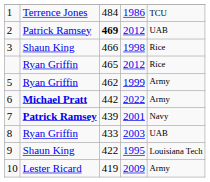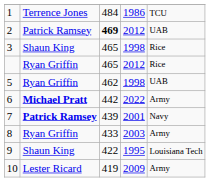(110, 47) 466 -> (110, 47) 465
(134, 82) 1999 -> (134, 82) 1998
(160, 82) Army -> (159, 82) UAB
(159, 133) UAB -> (160, 133) Army
